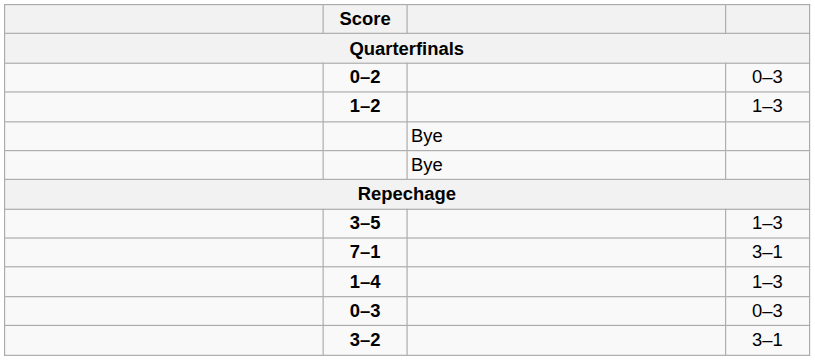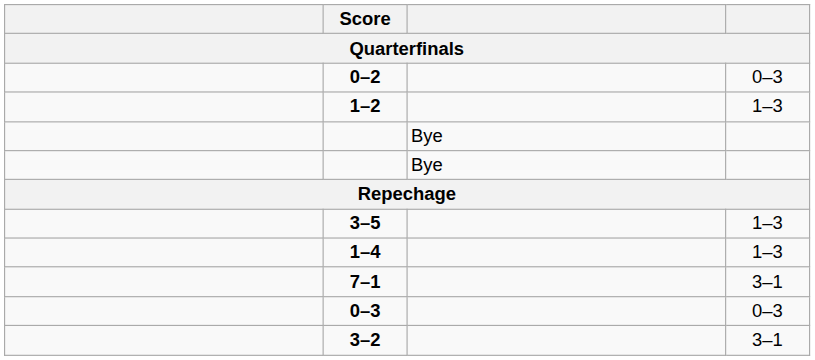rows swapped: (365, 281) <-> (365, 252)
